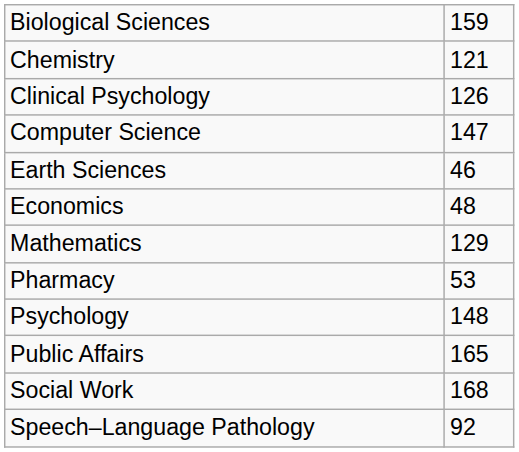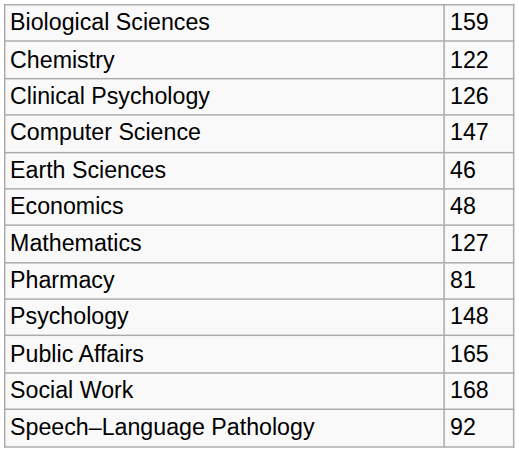(469, 59) 121 -> (469, 59) 122
(469, 243) 129 -> (469, 243) 127
(463, 280) 53 -> (463, 280) 81
